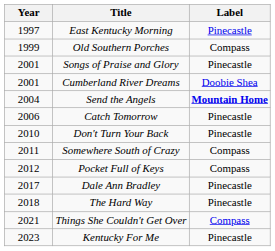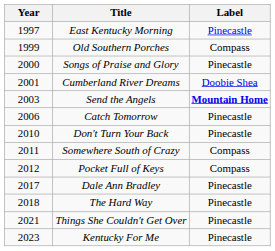(29, 64) 2001 -> (29, 64) 2000
(29, 99) 2004 -> (29, 99) 2003
(230, 220) Compass -> (230, 220) Pinecastle
